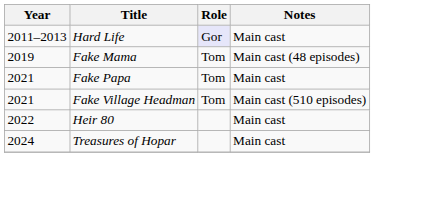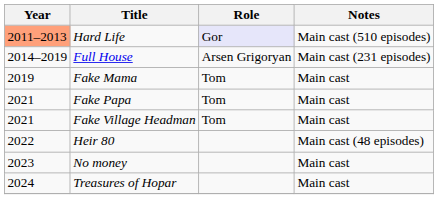(37, 36) no background -> (37, 36) lightsalmon background
(259, 36) Main cast -> (364, 36) Main cast (510 episodes)
+ row: (103, 57)
(296, 57) Main cast (48 episodes) -> (323, 78) Main cast
(300, 99) Main cast (510 episodes) -> (323, 120) Main cast
(259, 120) Main cast -> (361, 141) Main cast (48 episodes)
+ row: (100, 162)
